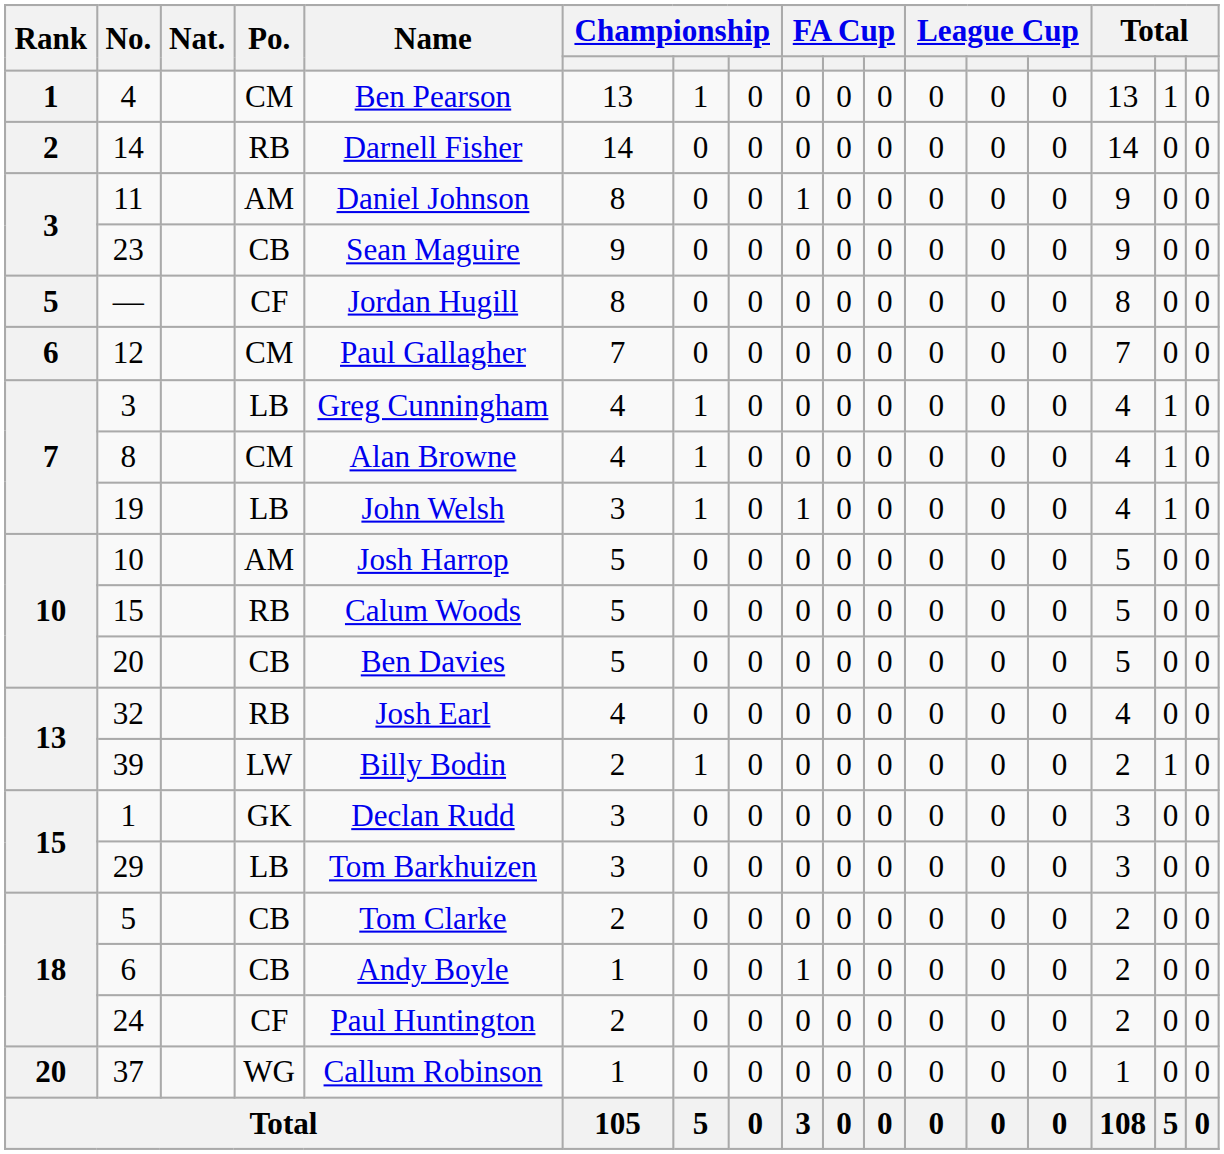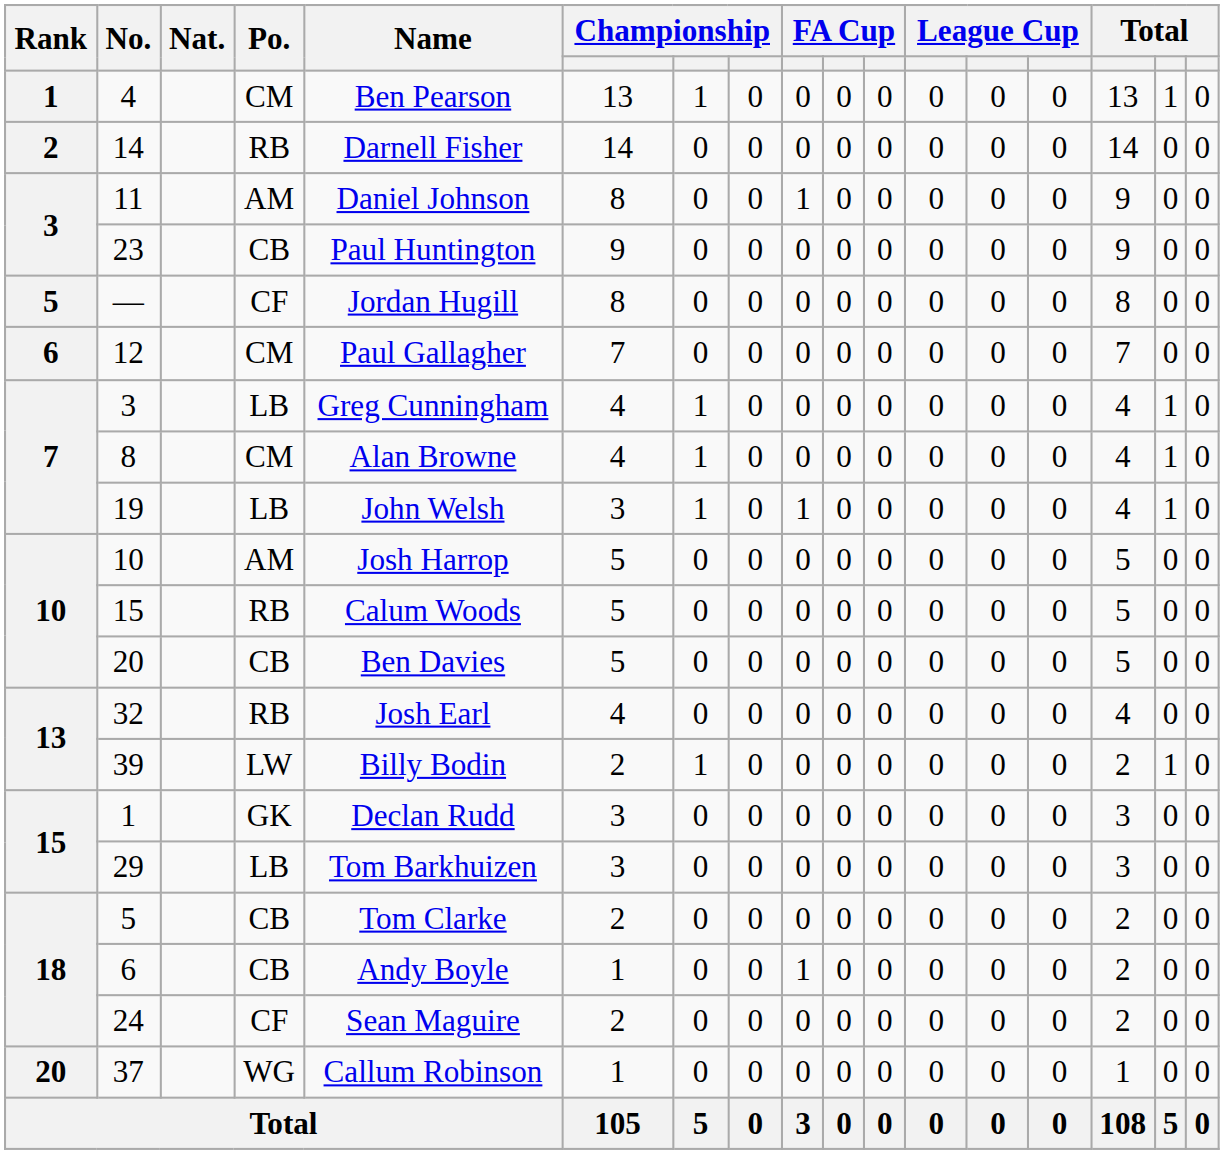(433, 250) Sean Maguire -> (433, 250) Paul Huntington
(433, 1021) Paul Huntington -> (433, 1021) Sean Maguire
